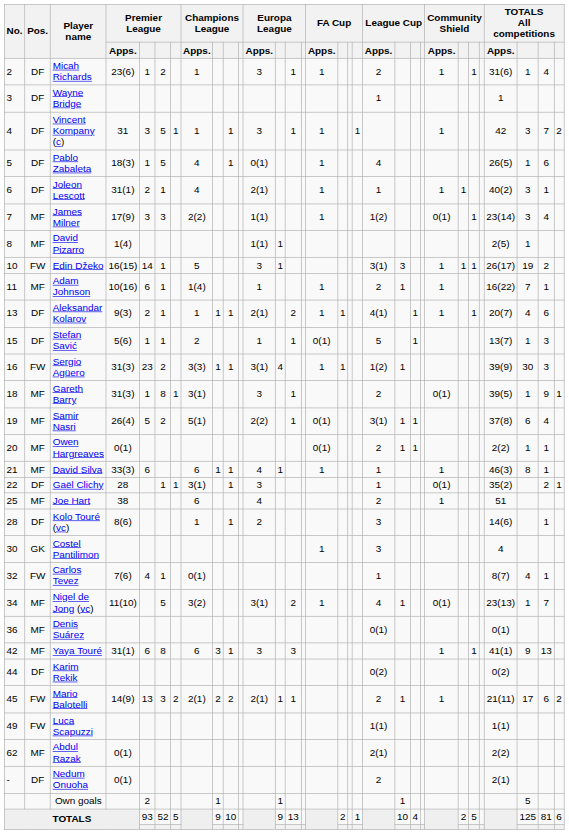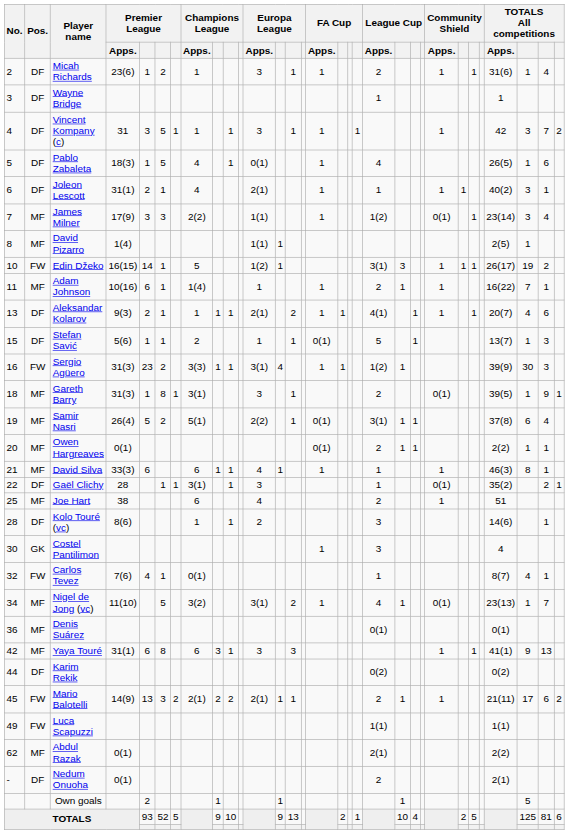(259, 265) 3 -> (259, 265) 1(2)
